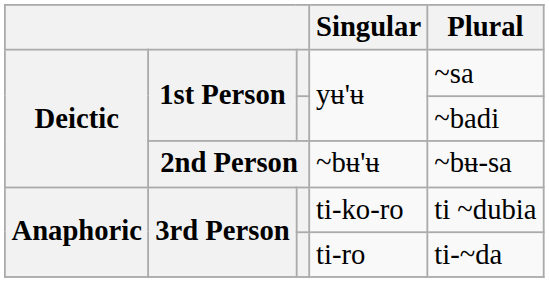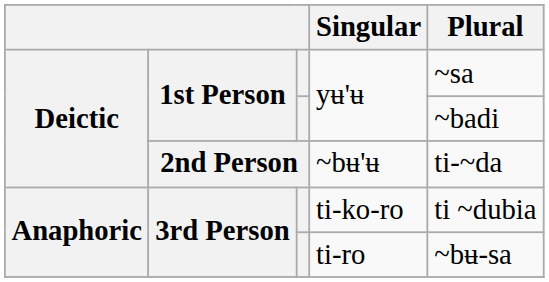(473, 163) ~bʉ-sa -> (468, 163) ti-~da
(468, 254) ti-~da -> (473, 254) ~bʉ-sa
